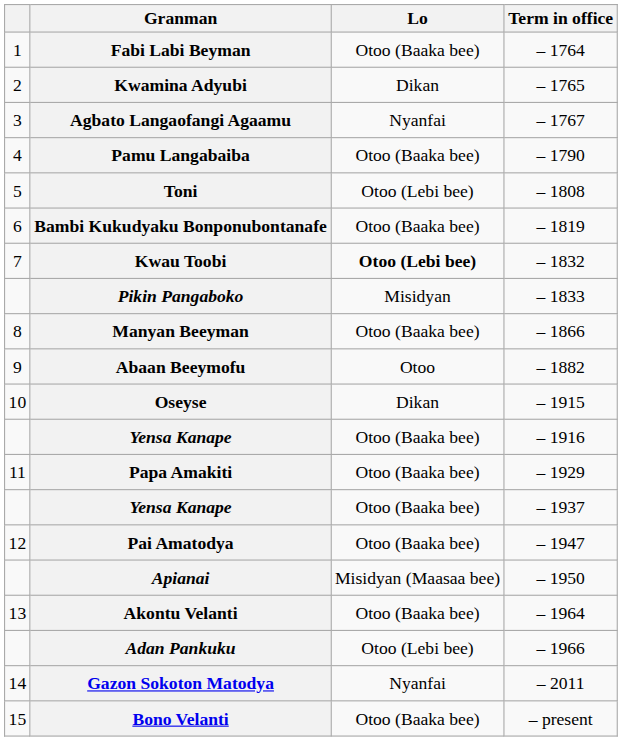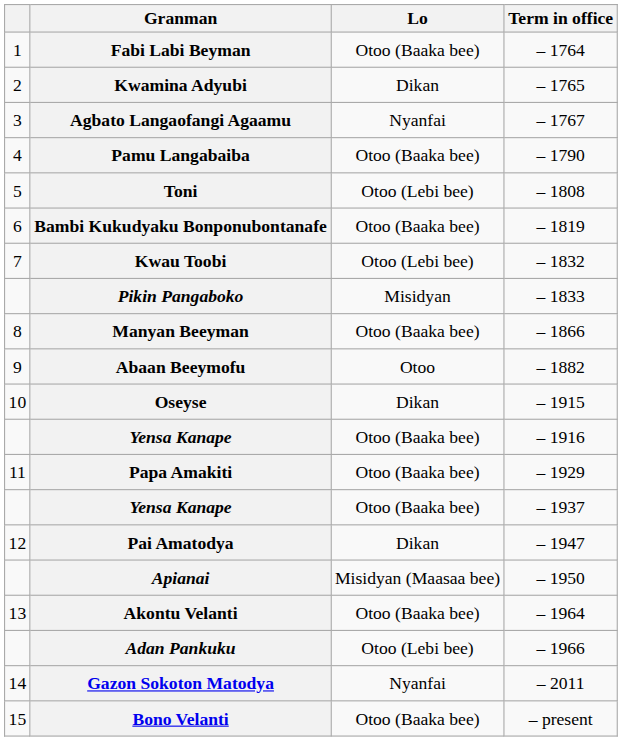(418, 261) bold -> (418, 261) normal
(418, 542) Otoo (Baaka bee) -> (418, 542) Dikan
